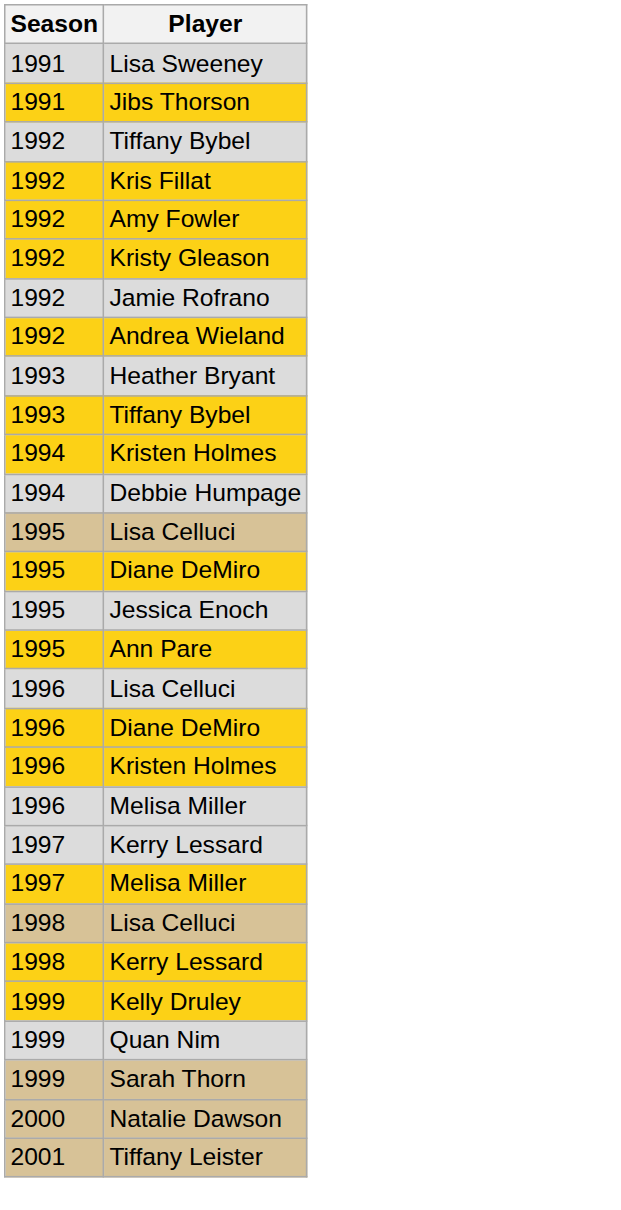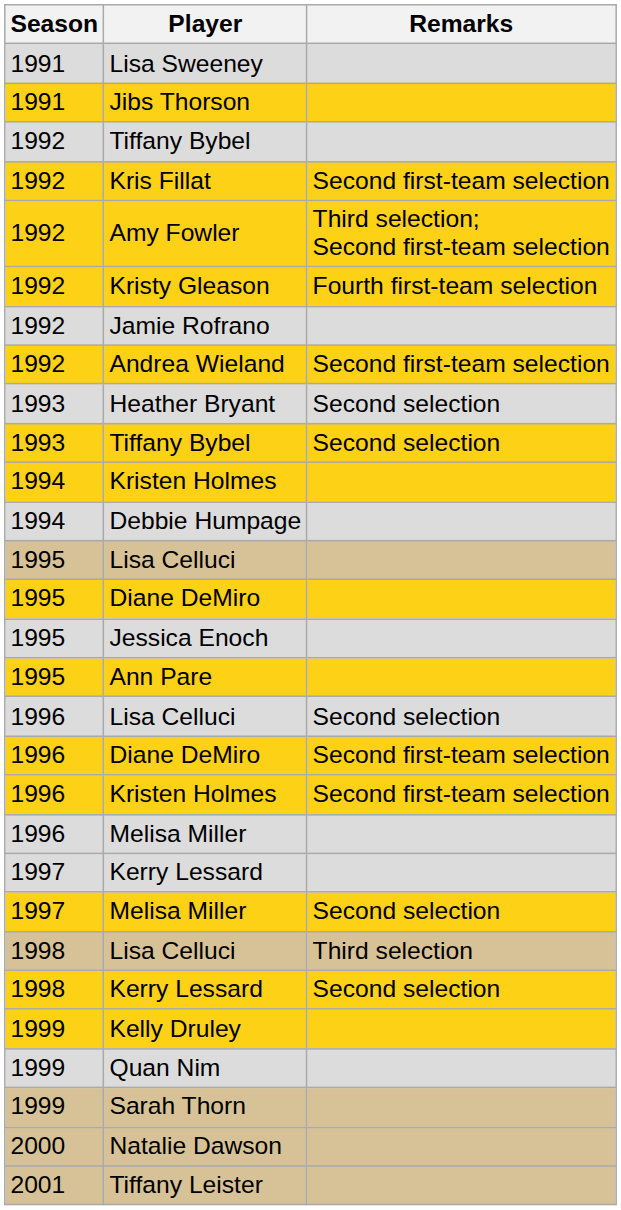+ column: (461, 24)
